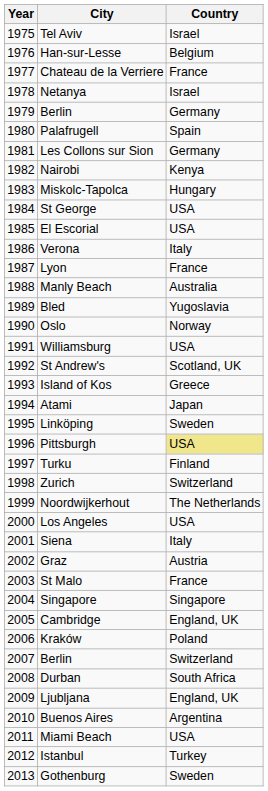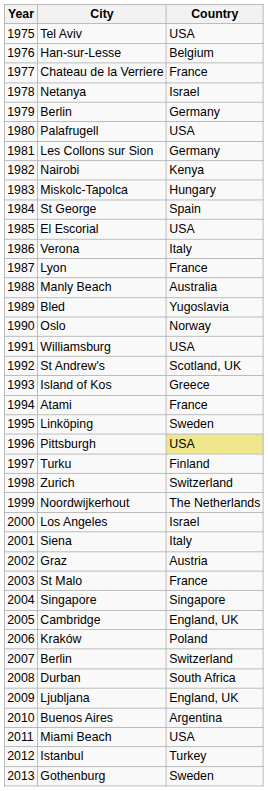(184, 33) Israel -> (182, 33) USA
(185, 131) Spain -> (182, 131) USA
(182, 209) USA -> (185, 209) Spain
(186, 405) Japan -> (188, 405) France
(182, 522) USA -> (184, 522) Israel
